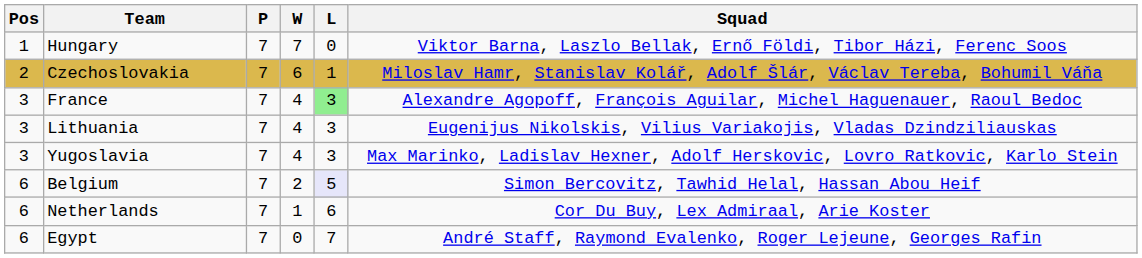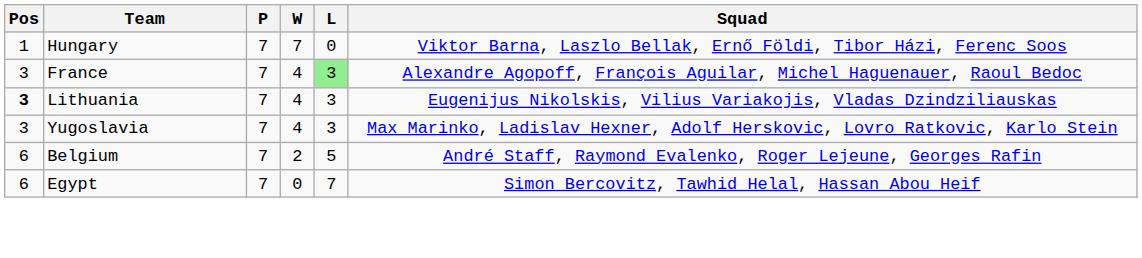- row: (118, 74)
(24, 129) normal -> (24, 101) bold
(331, 184) lavender background -> (331, 156) no background
(742, 184) Simon Bercovitz, Tawhid Helal, Hassan Abou Heif -> (742, 156) André Staff, Raymond Evalenko, Roger Lejeune, Georges Rafin
- row: (103, 211)
(742, 239) André Staff, Raymond Evalenko, Roger Lejeune, Georges Rafin -> (742, 184) Simon Bercovitz, Tawhid Helal, Hassan Abou Heif
